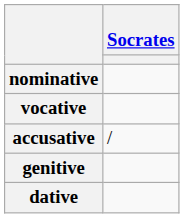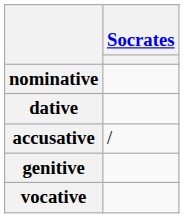rows swapped: (54, 108) <-> (54, 197)
